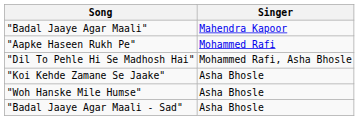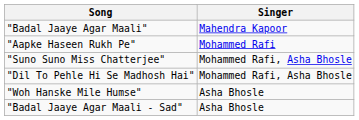+ row: (86, 60)
- row: (86, 76)
